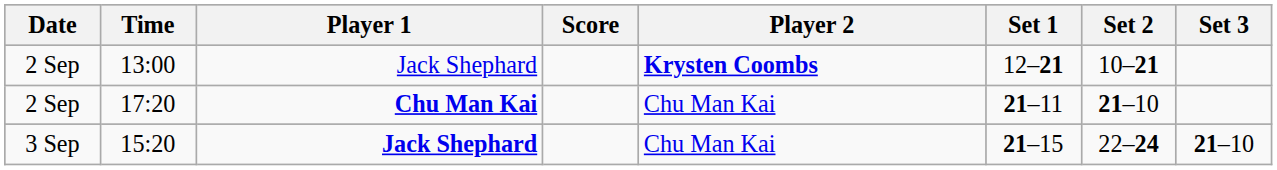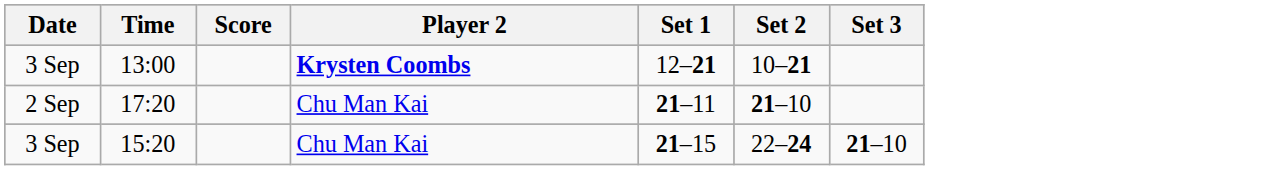- column: (369, 24)
(52, 64) 2 Sep -> (52, 64) 3 Sep
